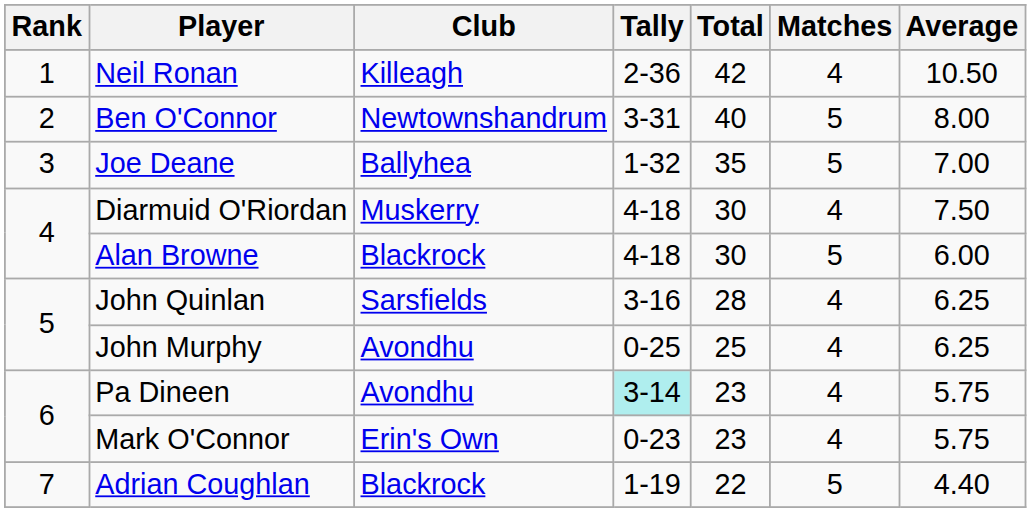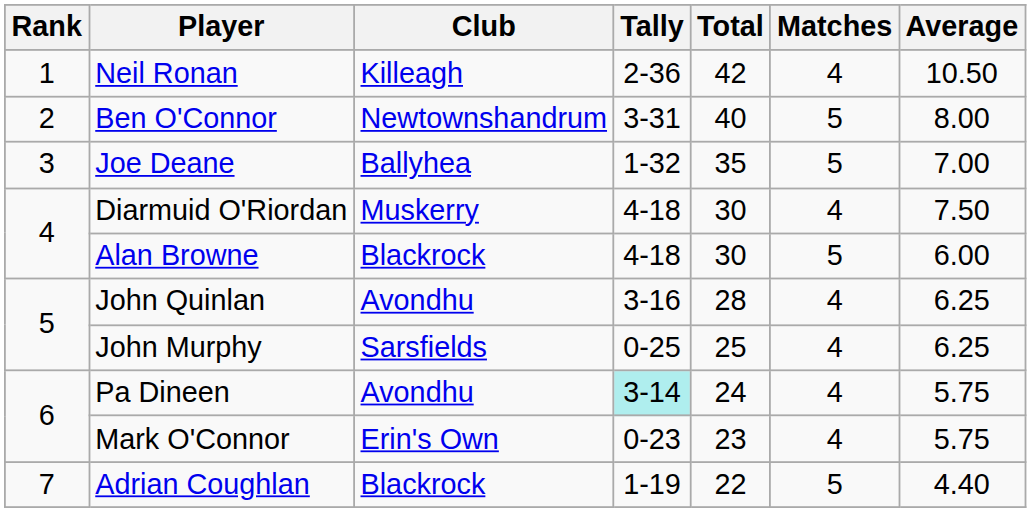(424, 301) Sarsfields -> (417, 301) Avondhu
(417, 347) Avondhu -> (424, 347) Sarsfields
(730, 392) 23 -> (730, 392) 24
